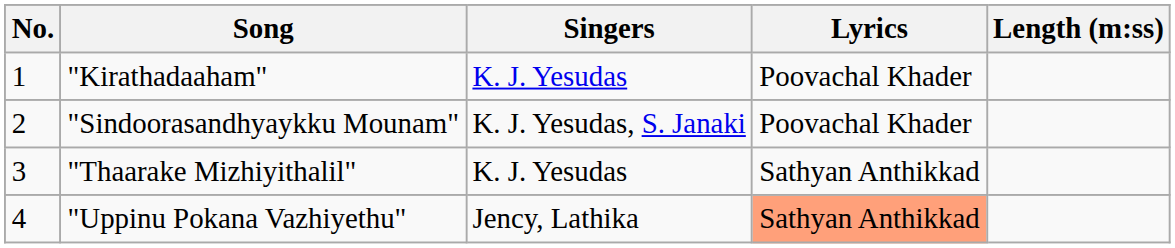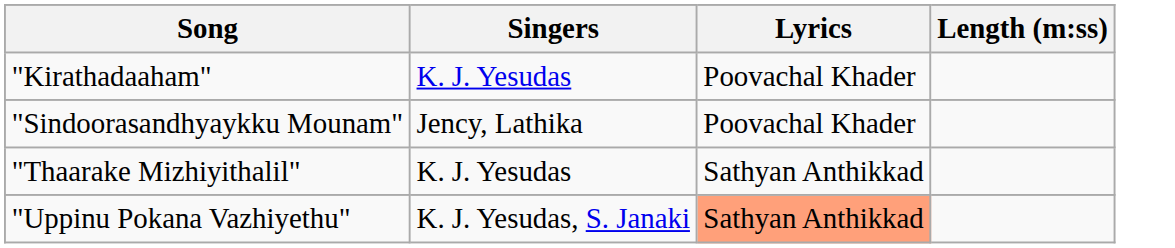- column: (33, 28)
(609, 123) K. J. Yesudas, S. Janaki -> (500, 123) Jency, Lathika
(556, 218) Jency, Lathika -> (553, 218) K. J. Yesudas, S. Janaki
